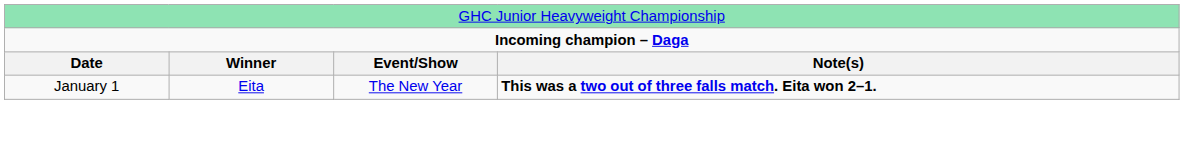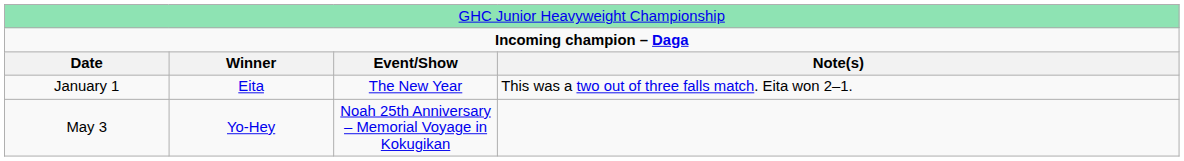(689, 87) bold -> (677, 87) normal
+ row: (87, 127)
